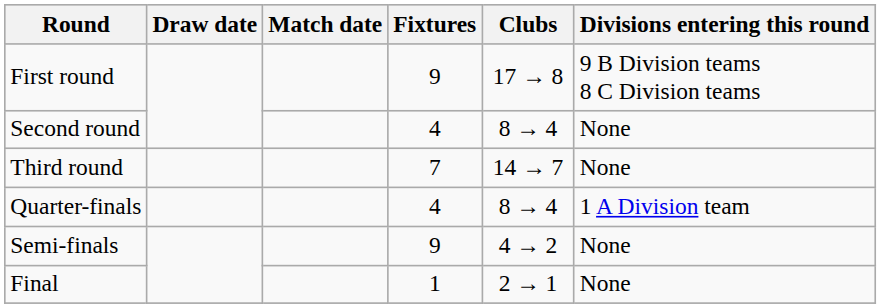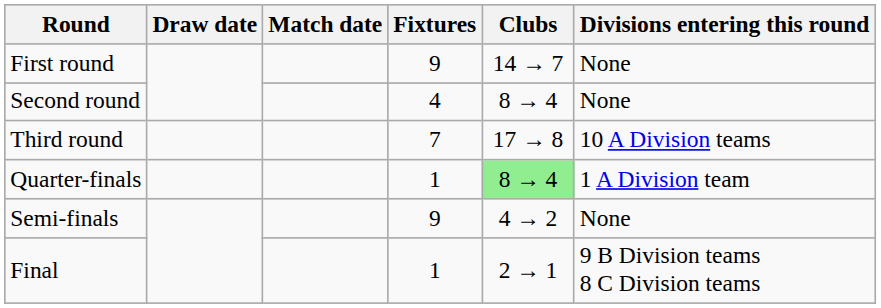(528, 76) 17 → 8 -> (528, 62) 14 → 7
(670, 76) 9 B Division teams 8 C Division teams -> (605, 62) None
(528, 168) 14 → 7 -> (528, 140) 17 → 8
(605, 168) None -> (675, 140) 10 A Division teams
(435, 206) 4 -> (435, 179) 1
(528, 206) no background -> (528, 179) lightgreen background
(605, 284) None -> (670, 270) 9 B Division teams 8 C Division teams
